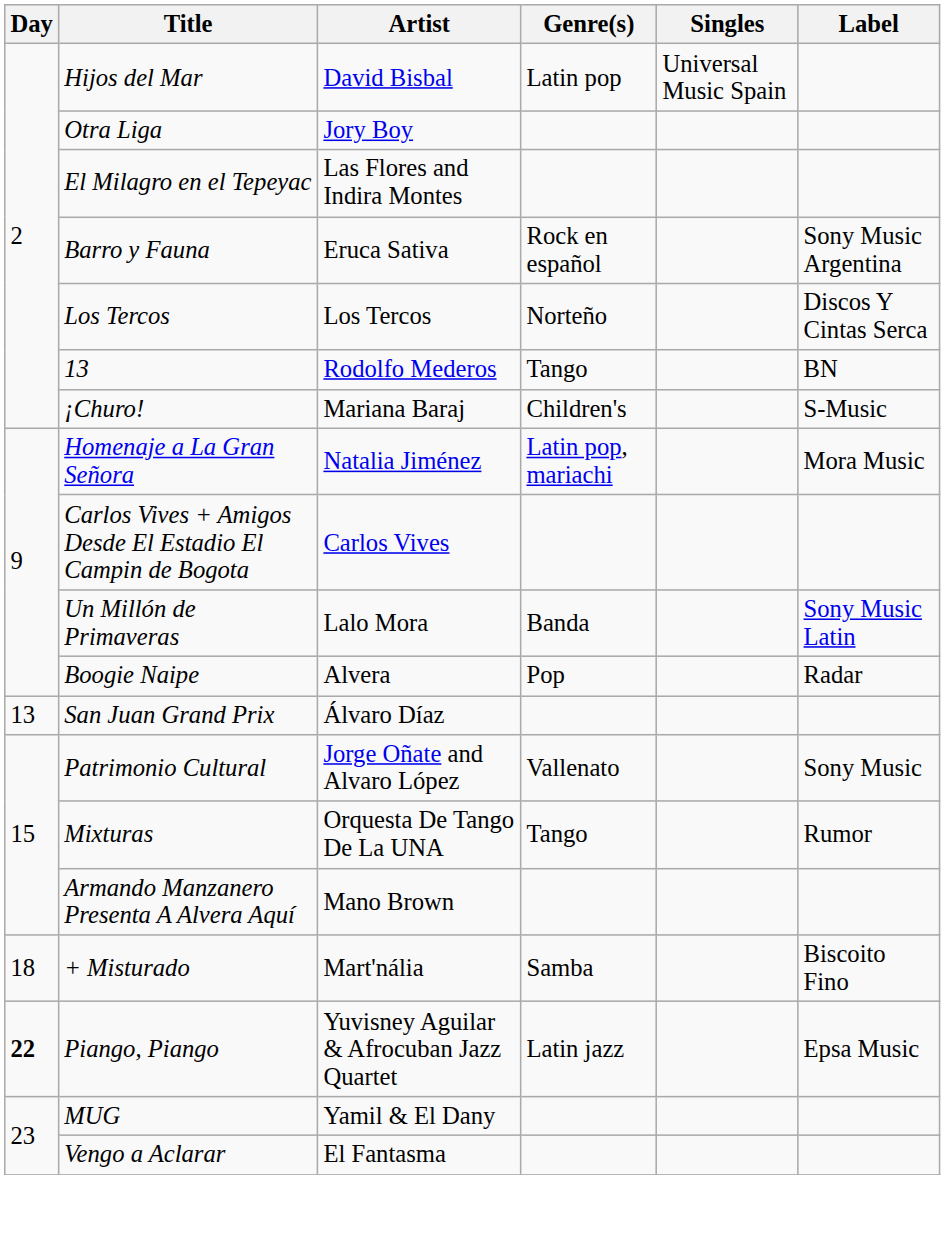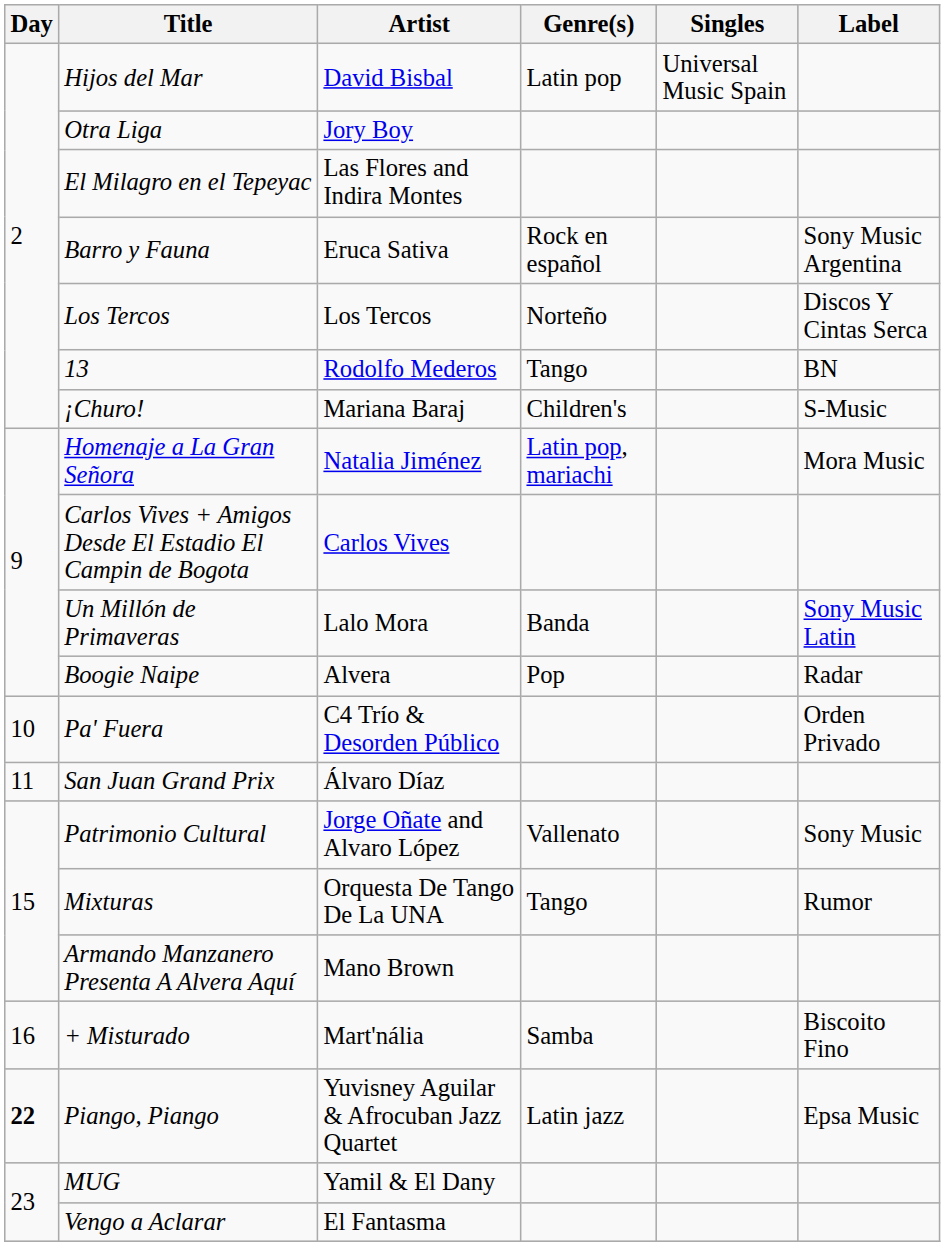+ row: (114, 728)
(23, 714) 13 -> (22, 781) 11
(23, 968) 18 -> (23, 1034) 16
